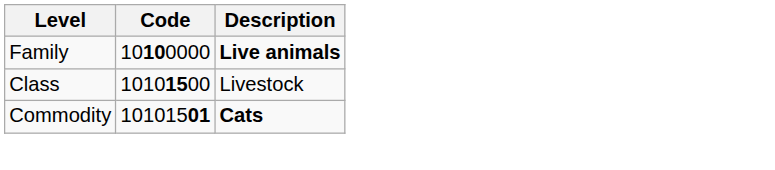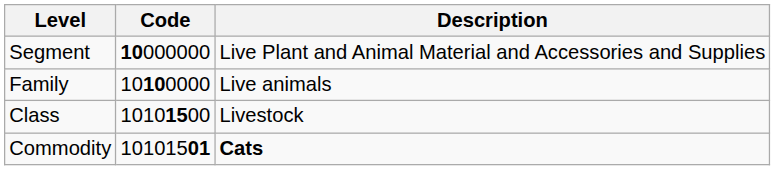+ row: (50, 52)
(280, 52) bold -> (276, 84) normal
